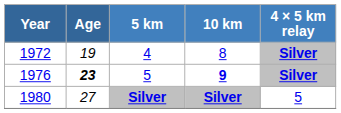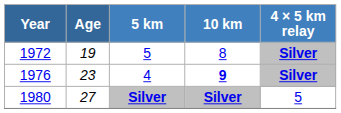(147, 53) 4 -> (147, 53) 5
(88, 76) bold -> (88, 76) normal
(147, 76) 5 -> (147, 76) 4
